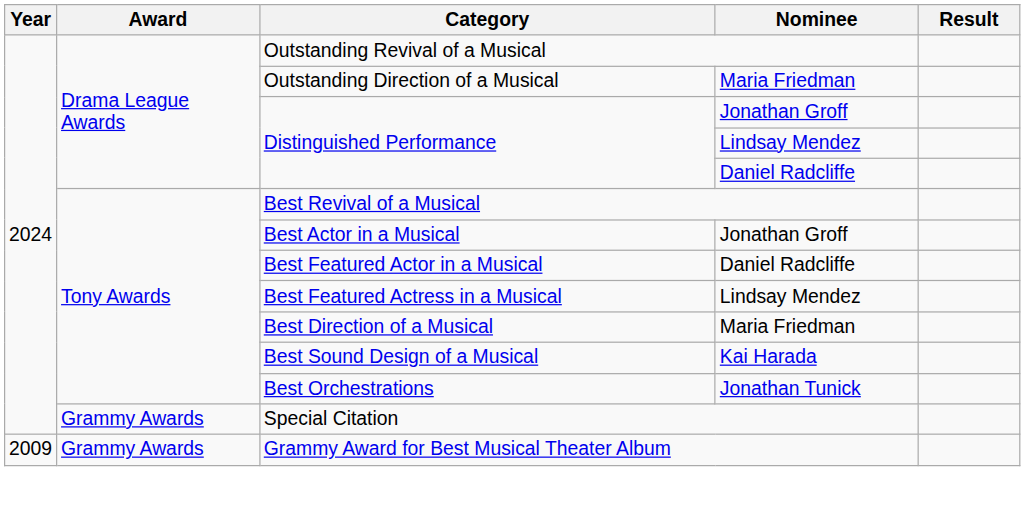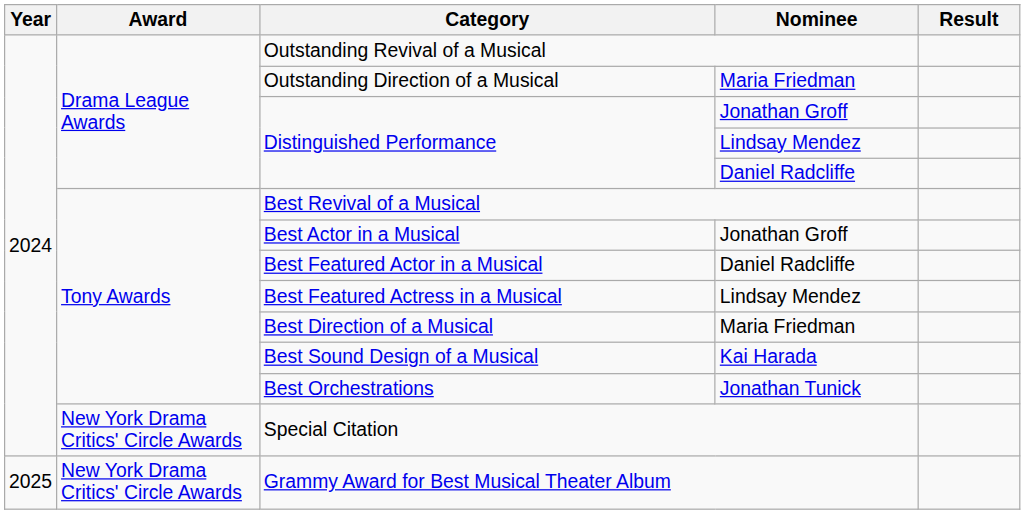(132, 419) Grammy Awards -> (151, 429) New York Drama Critics' Circle Awards
(31, 449) 2009 -> (31, 482) 2025
(132, 449) Grammy Awards -> (151, 482) New York Drama Critics' Circle Awards
